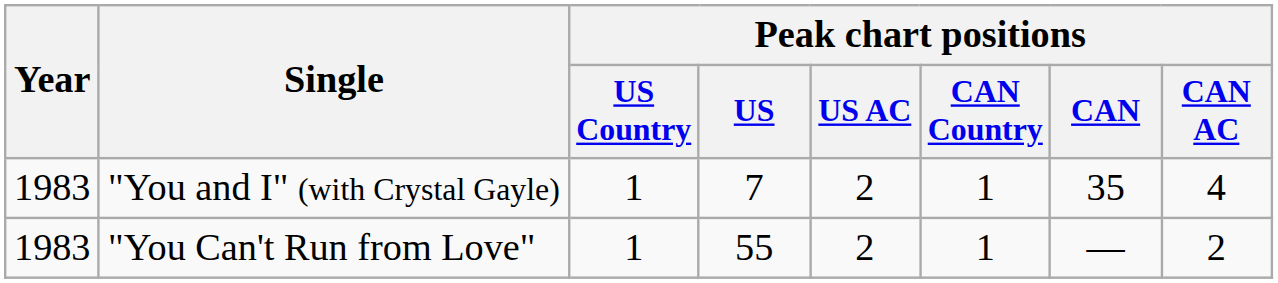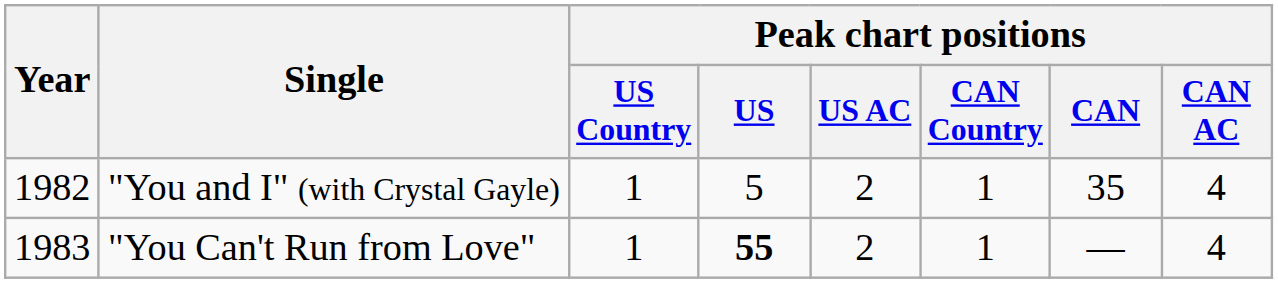(52, 187) 1983 -> (52, 187) 1982
(754, 187) 7 -> (754, 187) 5
(754, 247) normal -> (754, 247) bold
(1216, 247) 2 -> (1216, 247) 4
